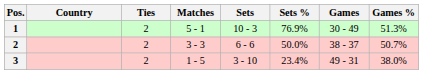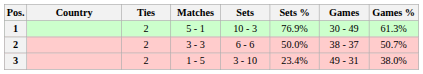(394, 28) 51.3% -> (394, 28) 61.3%
